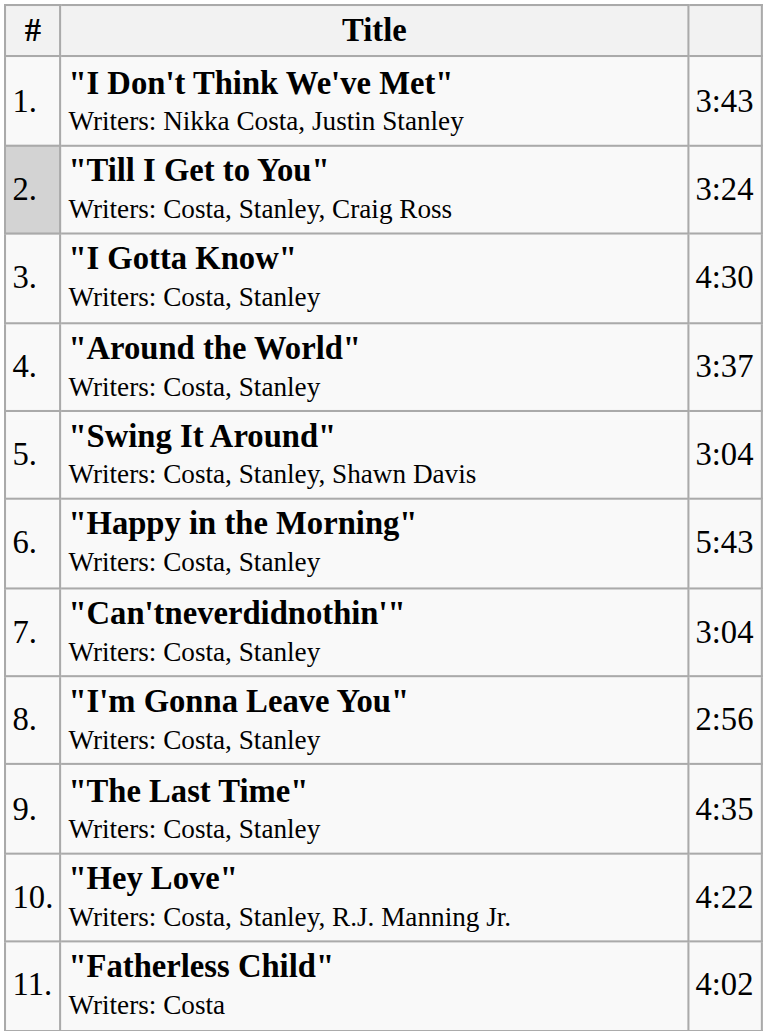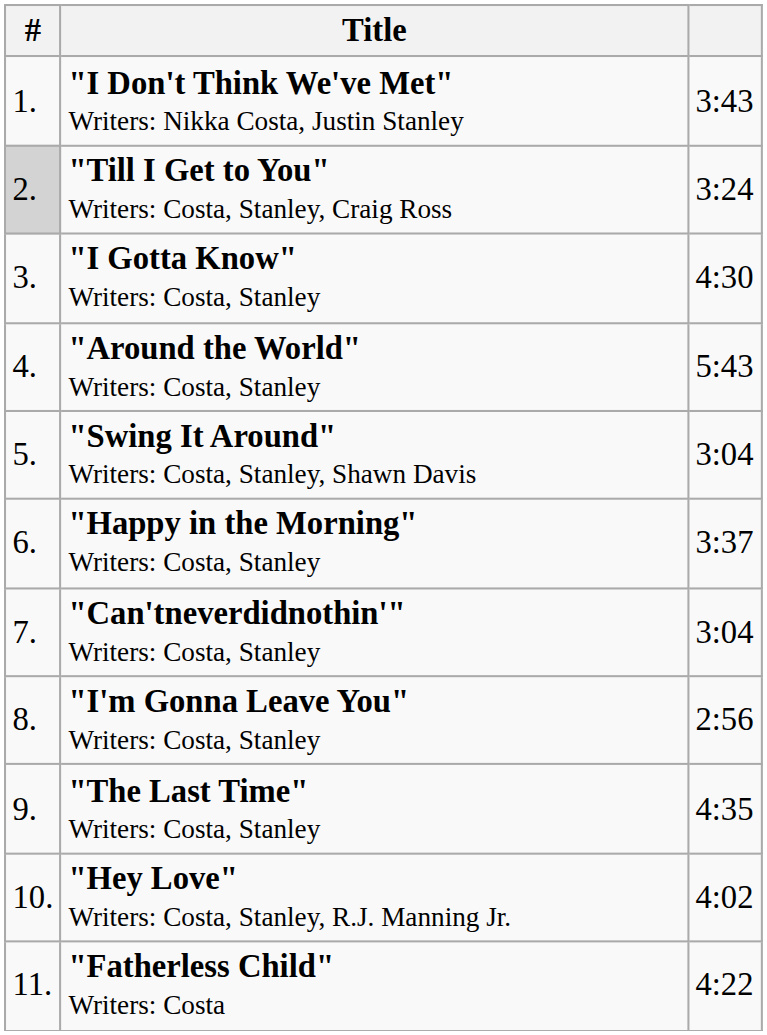(724, 365) 3:37 -> (724, 365) 5:43
(724, 542) 5:43 -> (724, 542) 3:37
(724, 896) 4:22 -> (724, 896) 4:02
(724, 985) 4:02 -> (724, 985) 4:22
